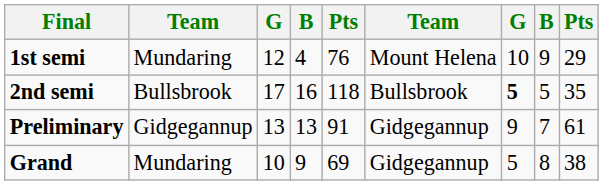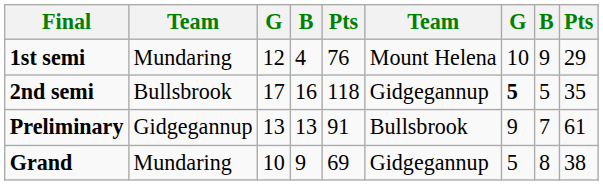(419, 92) Bullsbrook -> (429, 92) Gidgegannup
(429, 127) Gidgegannup -> (419, 127) Bullsbrook
